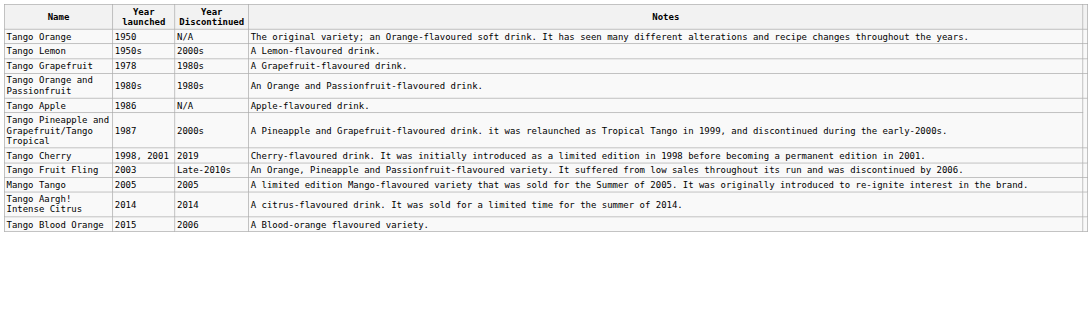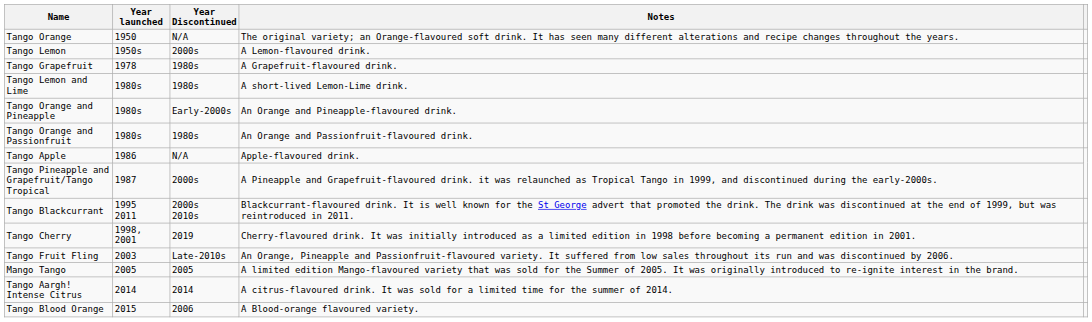+ row: (47, 86)
+ row: (50, 111)
+ row: (55, 211)
